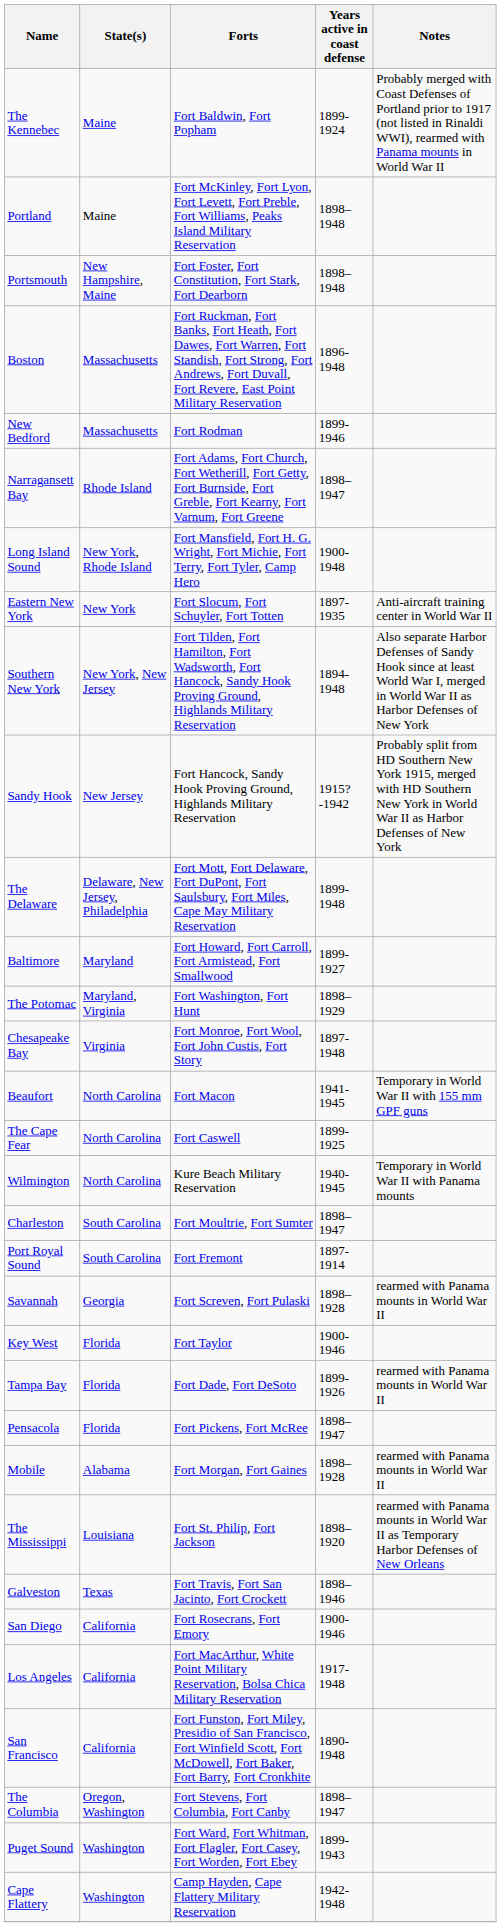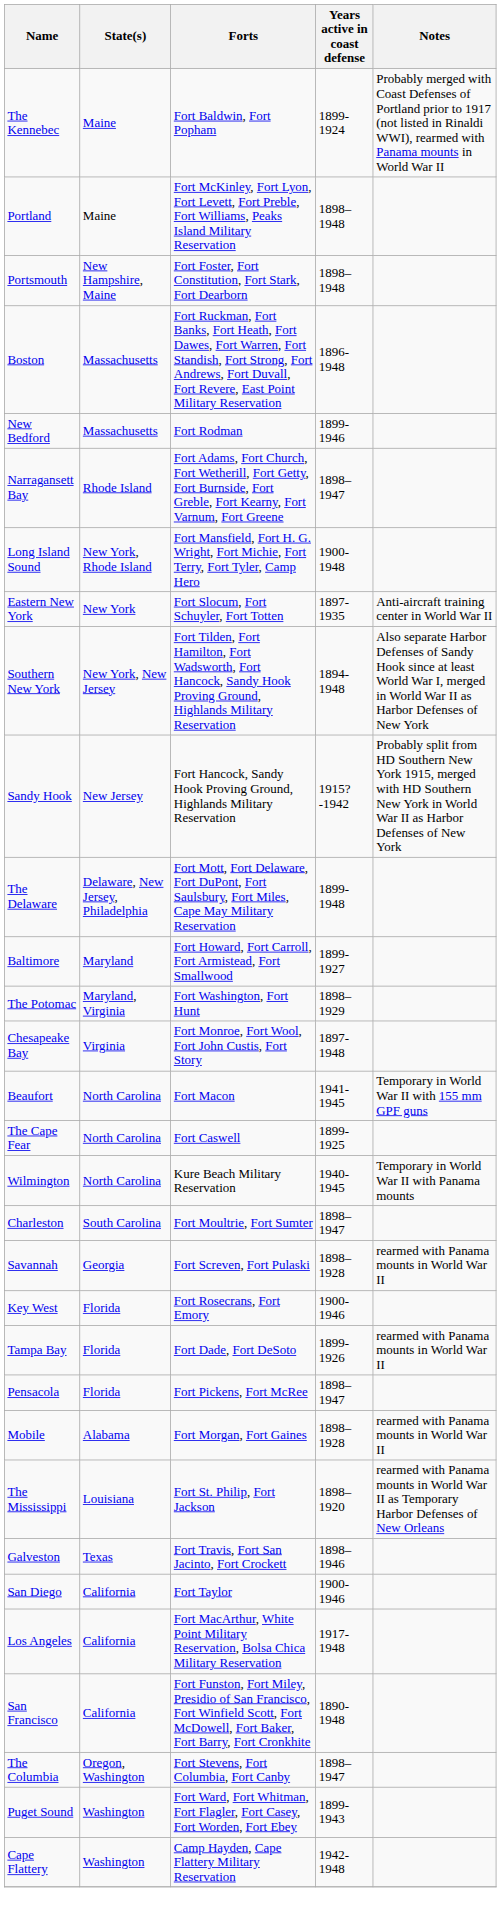- row: (35, 1258)
(203, 1343) Fort Taylor -> (227, 1307) Fort Rosecrans, Fort Emory
(227, 1626) Fort Rosecrans, Fort Emory -> (203, 1591) Fort Taylor
